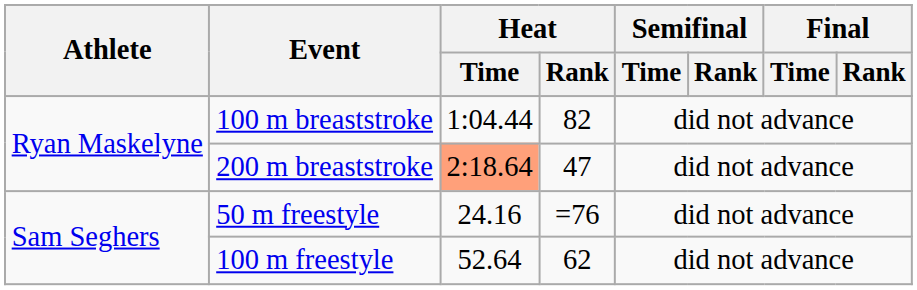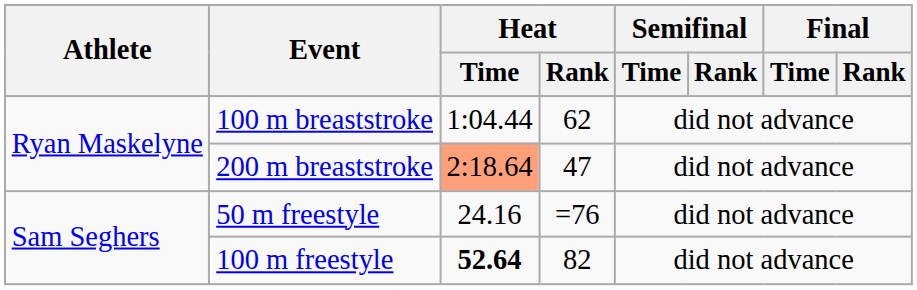(577, 119) 82 -> (577, 119) 62
(490, 260) normal -> (490, 260) bold
(577, 260) 62 -> (577, 260) 82
